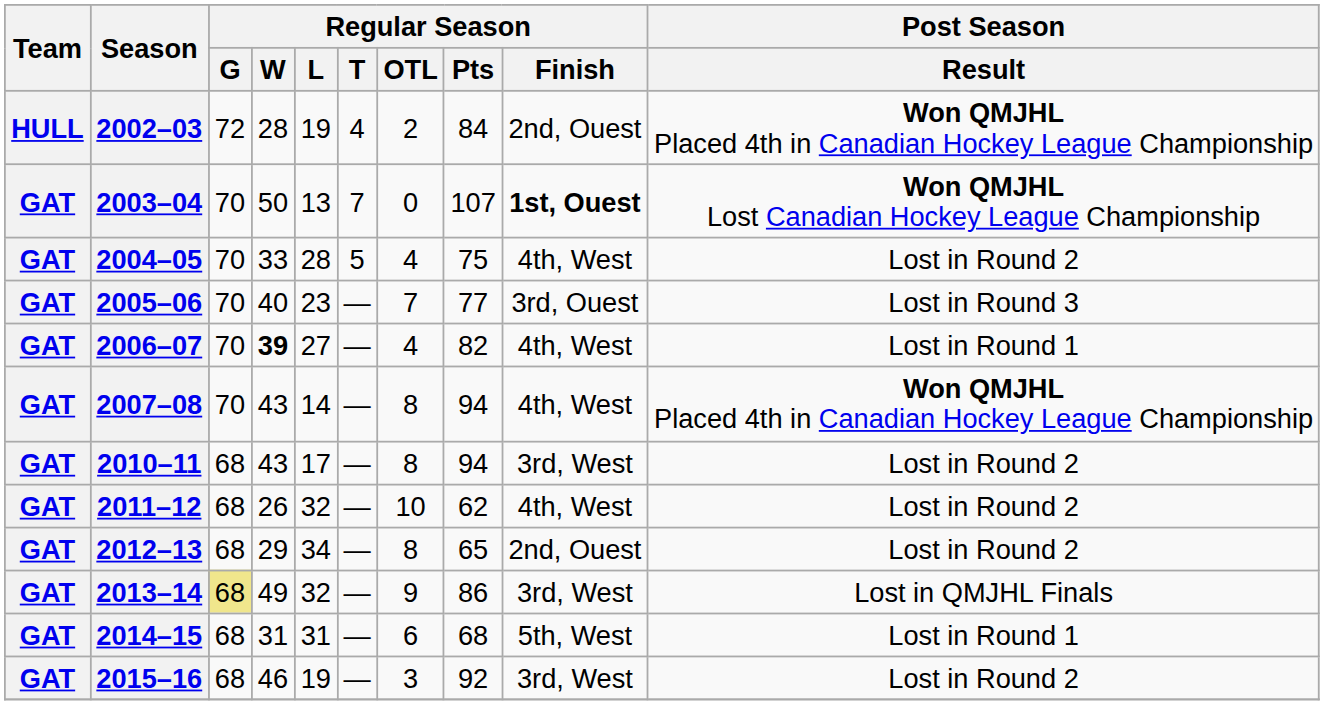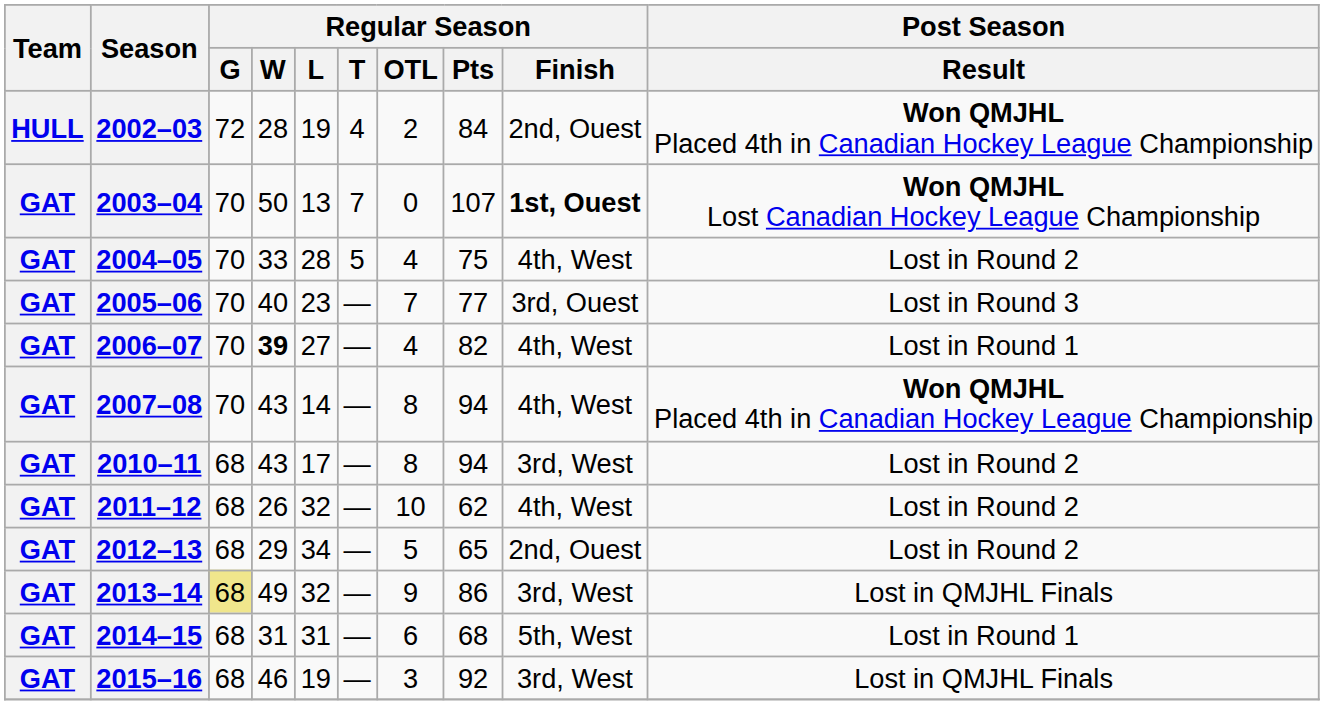(411, 549) 8 -> (411, 549) 5
(984, 678) Lost in Round 2 -> (984, 678) Lost in QMJHL Finals
